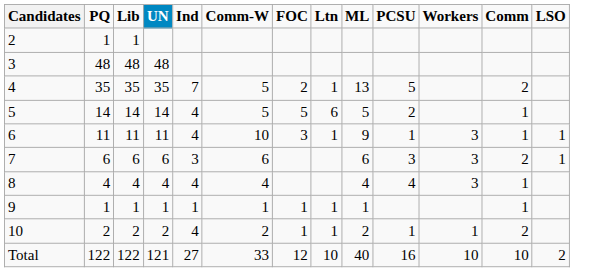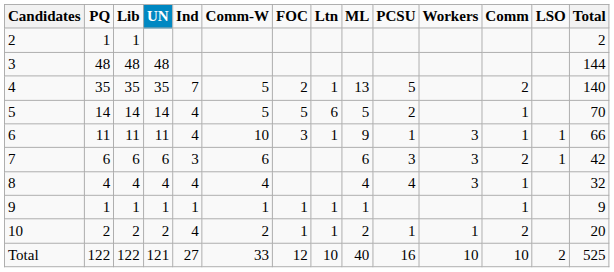+ column: (589, 16)
